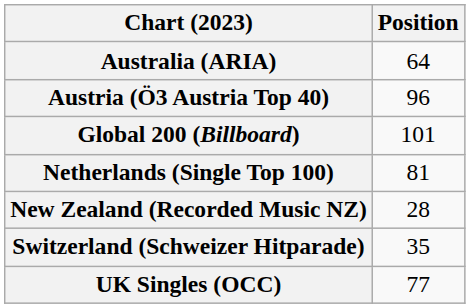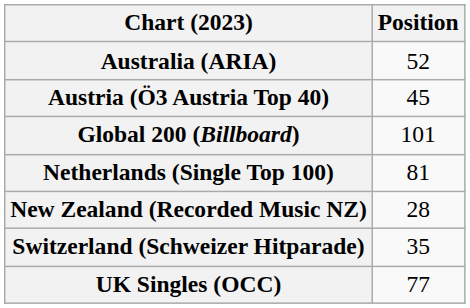(418, 60) 64 -> (418, 60) 52
(418, 97) 96 -> (418, 97) 45
